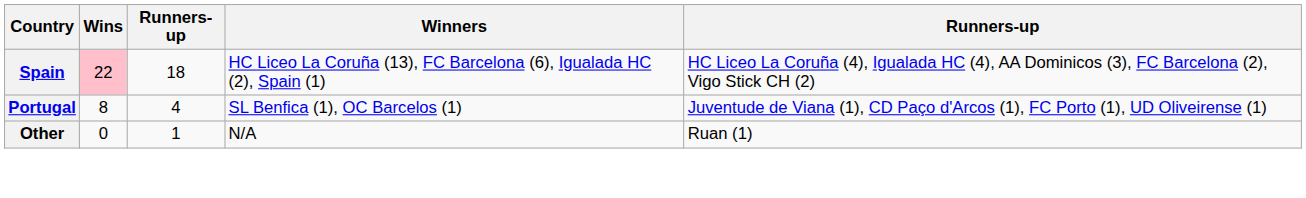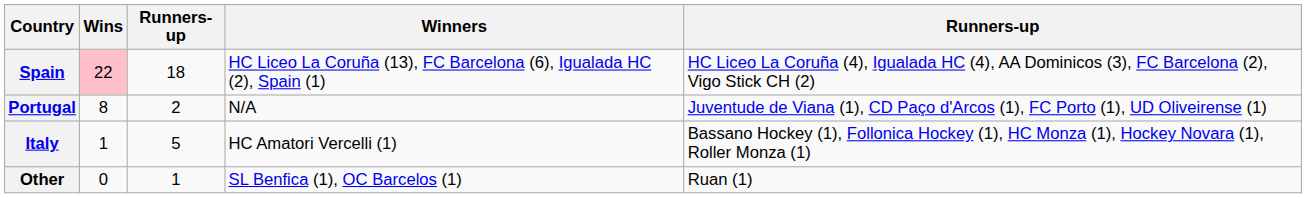(176, 107) 4 -> (176, 107) 2
(345, 107) SL Benfica (1), OC Barcelos (1) -> (242, 107) N/A
+ row: (42, 143)
(242, 134) N/A -> (345, 179) SL Benfica (1), OC Barcelos (1)
